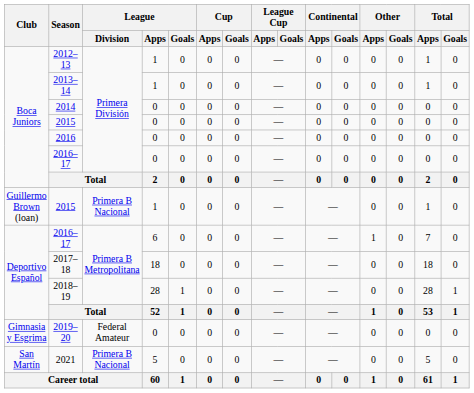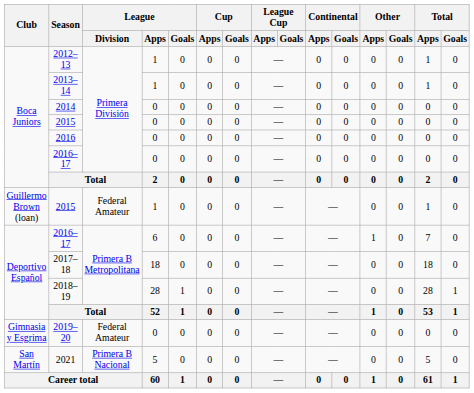(112, 206) Primera B Nacional -> (112, 206) Federal Amateur
